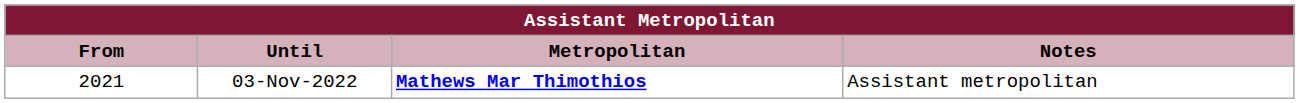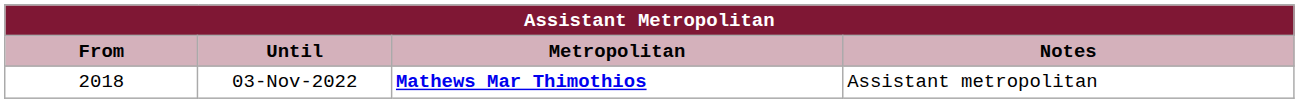(101, 82) 2021 -> (101, 82) 2018
